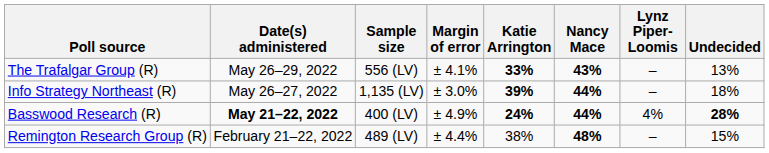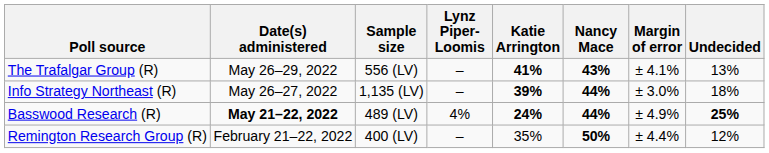columns swapped: (455, 40) <-> (653, 32)
(519, 70) 33% -> (528, 70) 41%
(391, 114) 400 (LV) -> (391, 114) 489 (LV)
(725, 114) 28% -> (725, 114) 25%
(391, 137) 489 (LV) -> (391, 137) 400 (LV)
(519, 137) 38% -> (528, 137) 35%
(587, 137) 48% -> (596, 137) 50%
(725, 137) 15% -> (725, 137) 12%
